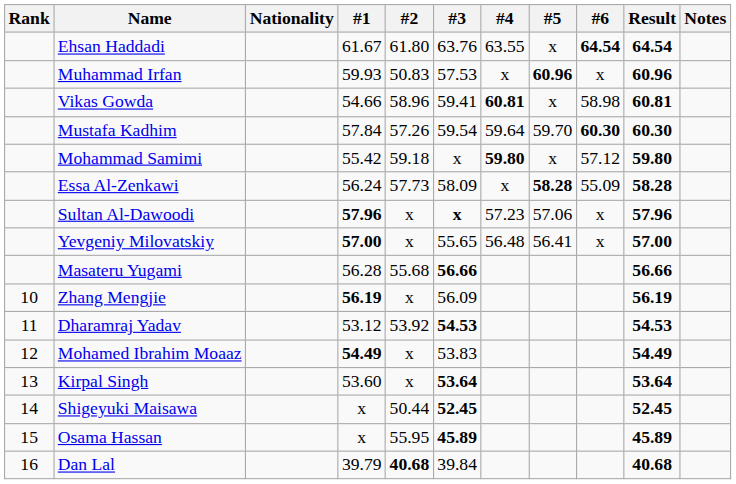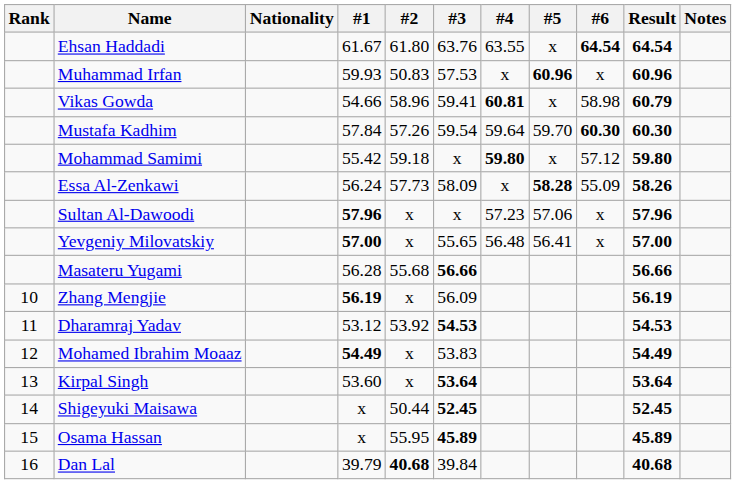(652, 102) 60.81 -> (652, 102) 60.79
(652, 185) 58.28 -> (652, 185) 58.26
(457, 213) bold -> (457, 213) normal
